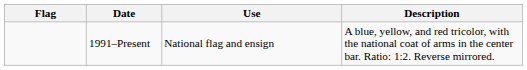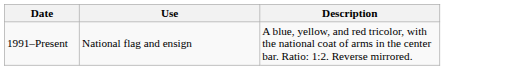- column: (45, 13)
